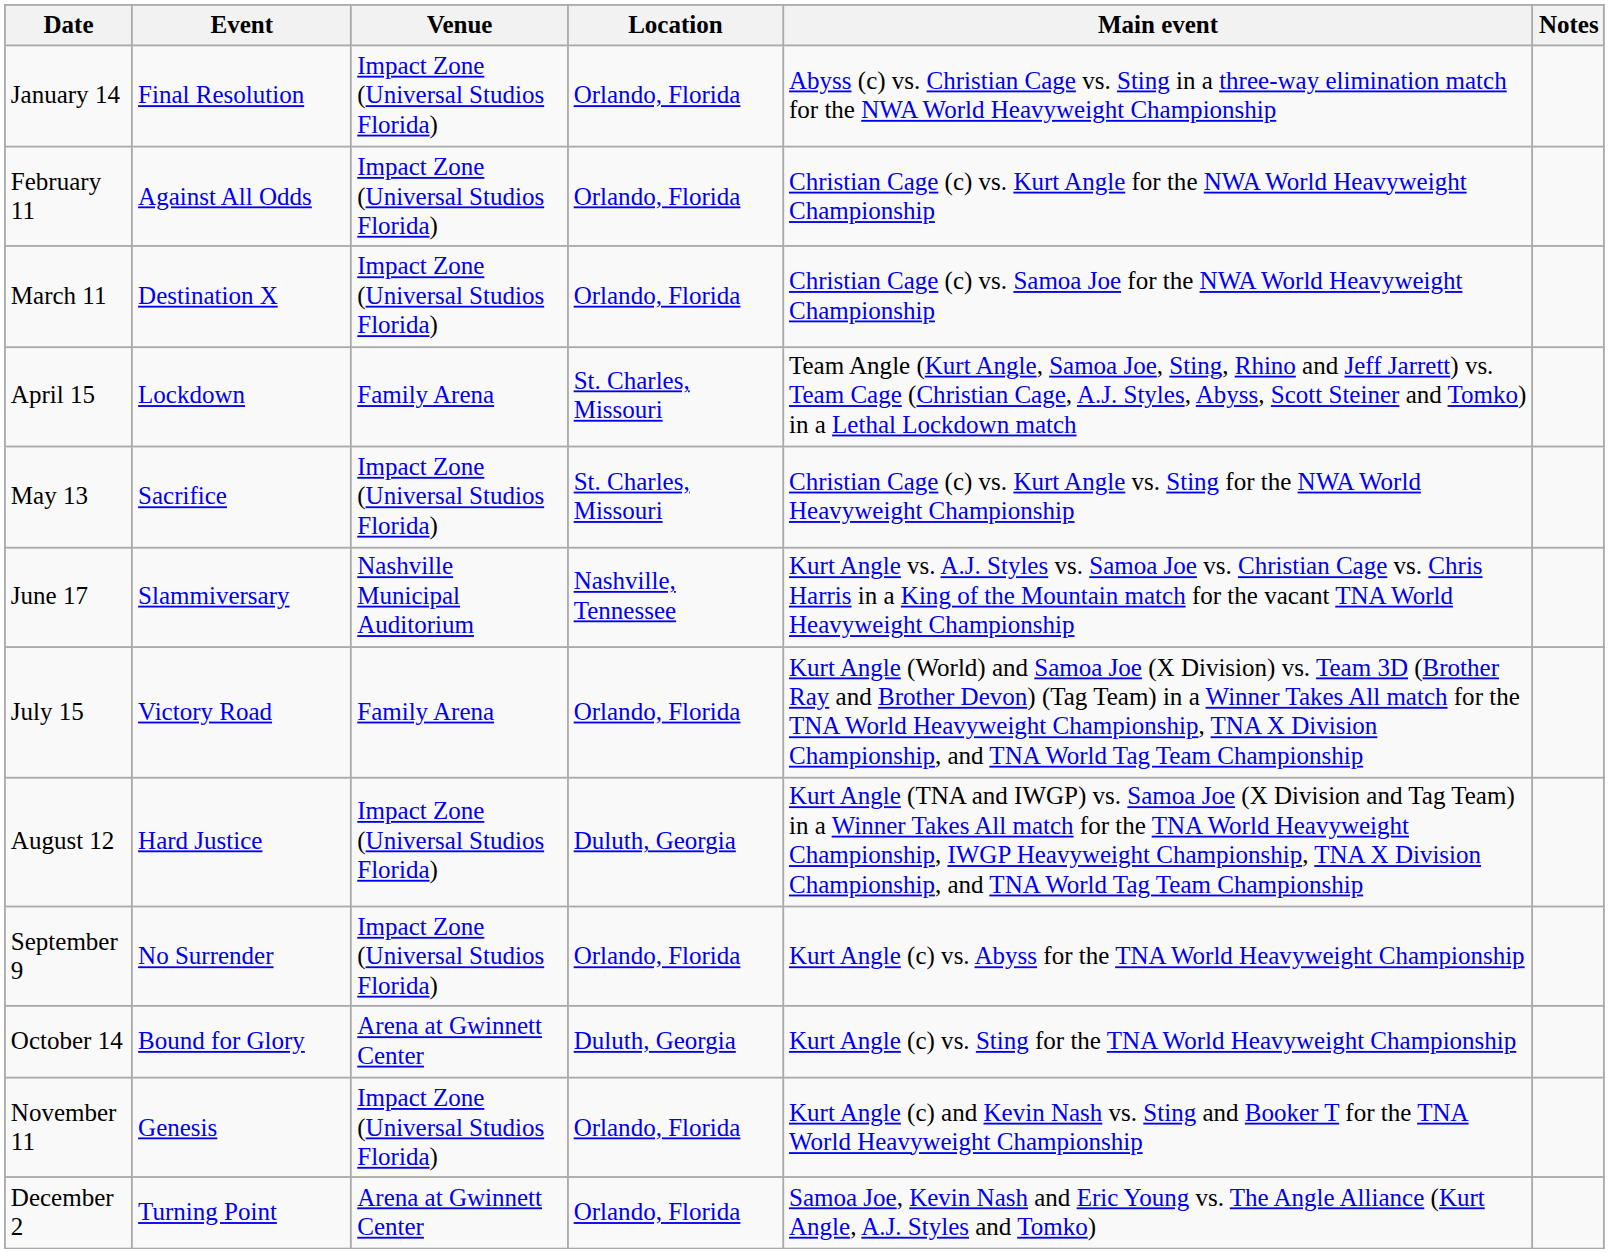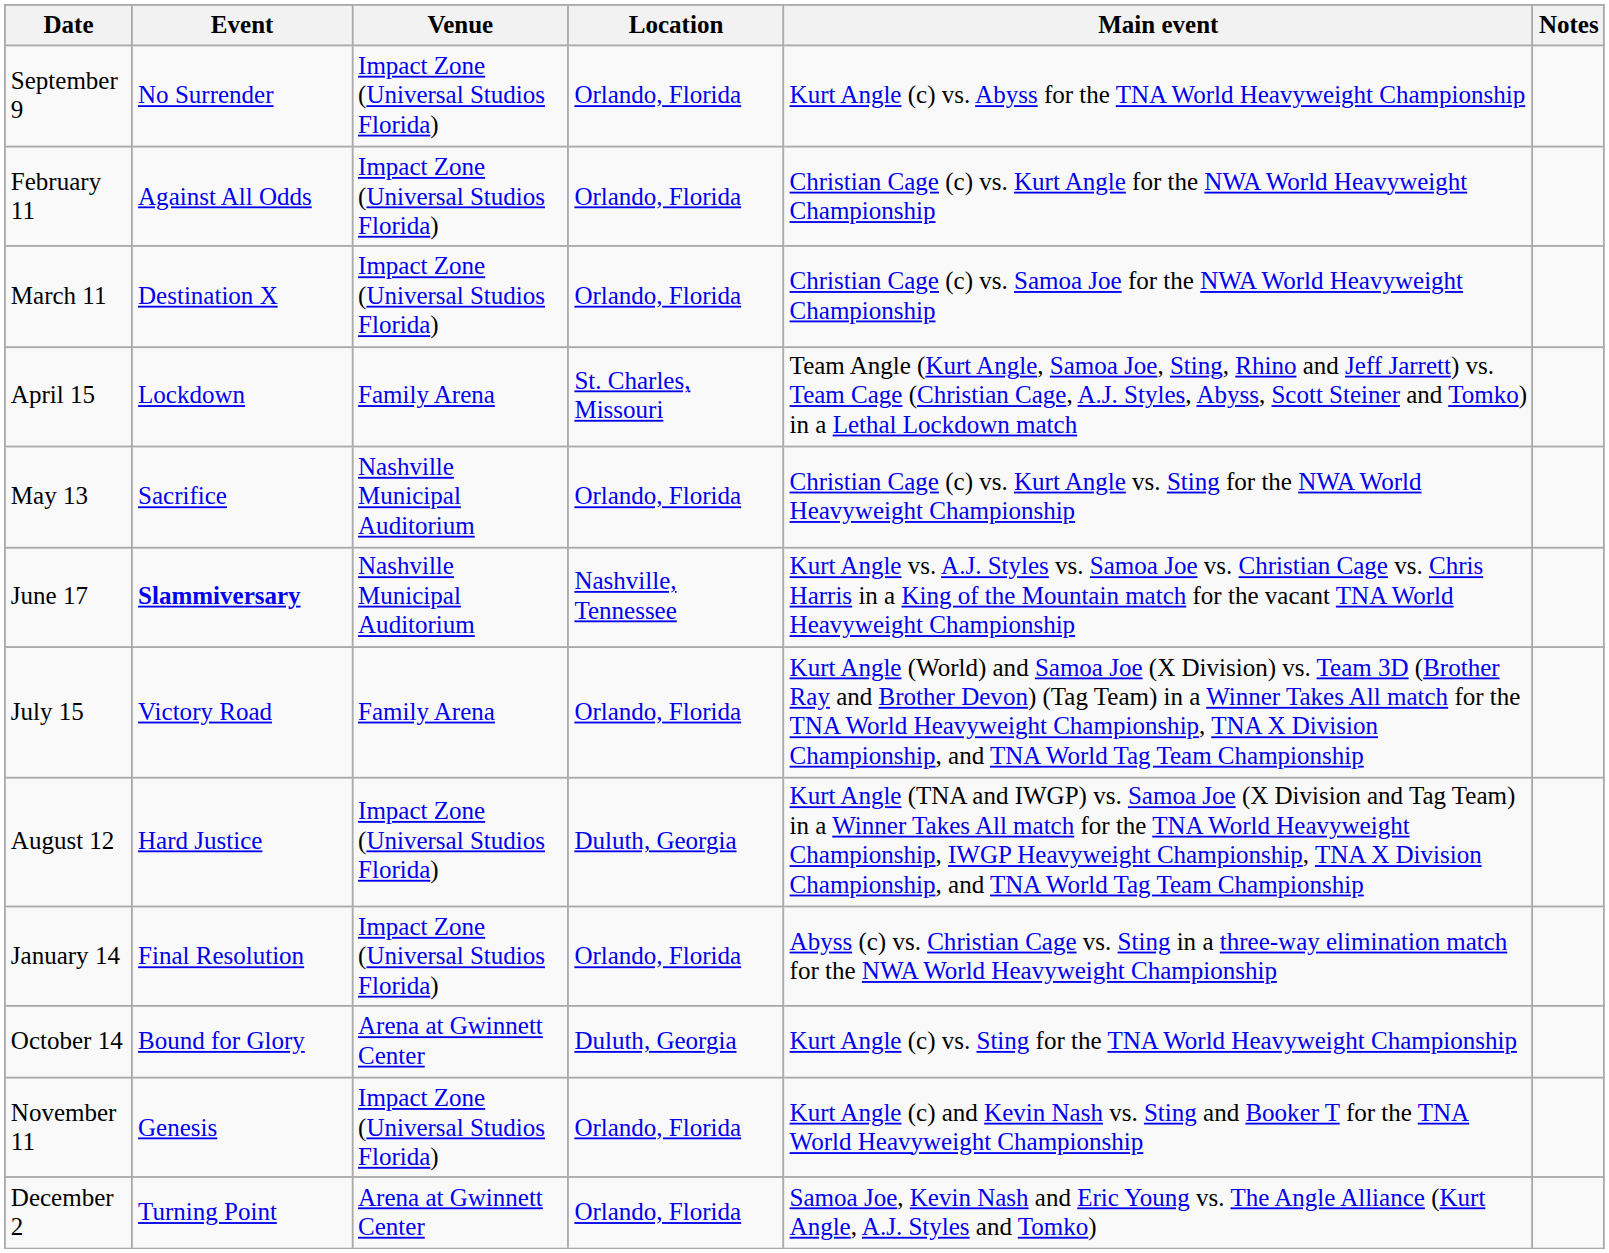rows swapped: (65, 95) <-> (64, 955)
(451, 496) Impact Zone (Universal Studios Florida) -> (416, 496) Nashville Municipal Auditorium
(632, 496) St. Charles, Missouri -> (658, 496) Orlando, Florida
(214, 596) normal -> (219, 596) bold
